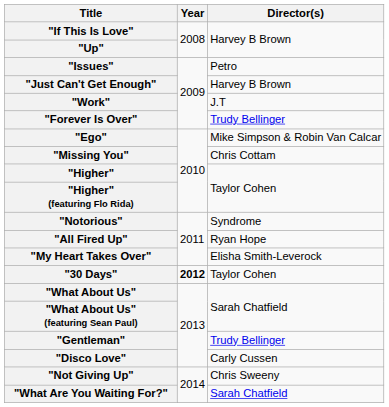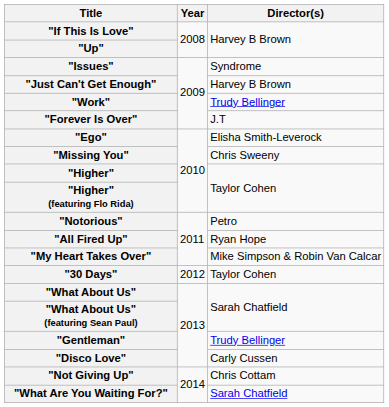(224, 66) Petro -> (236, 66) Syndrome
(218, 102) J.T -> (248, 102) Trudy Bellinger
(248, 119) Trudy Bellinger -> (218, 119) J.T
(296, 137) Mike Simpson & Robin Van Calcar -> (266, 137) Elisha Smith-Leverock
(243, 155) Chris Cottam -> (245, 155) Chris Sweeny
(236, 221) Syndrome -> (224, 221) Petro
(266, 256) Elisha Smith-Leverock -> (296, 256) Mike Simpson & Robin Van Calcar
(193, 274) bold -> (193, 274) normal
(245, 376) Chris Sweeny -> (243, 376) Chris Cottam
